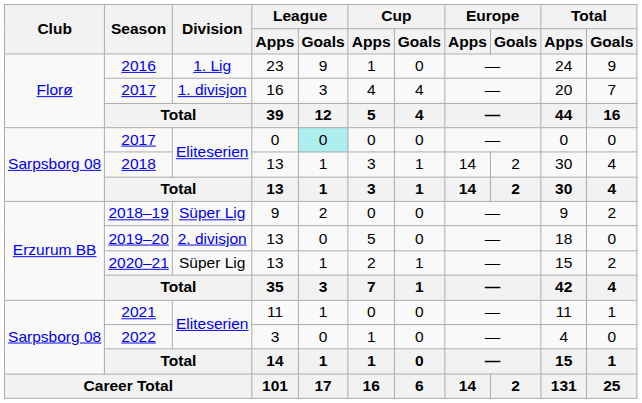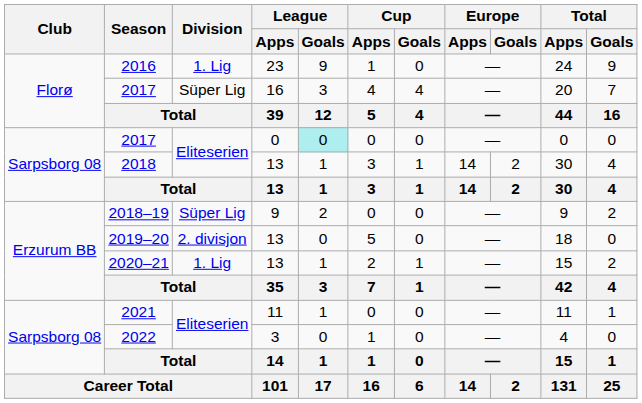(212, 90) 1. divisjon -> (212, 90) Süper Lig
(212, 262) Süper Lig -> (212, 262) 1. Lig
